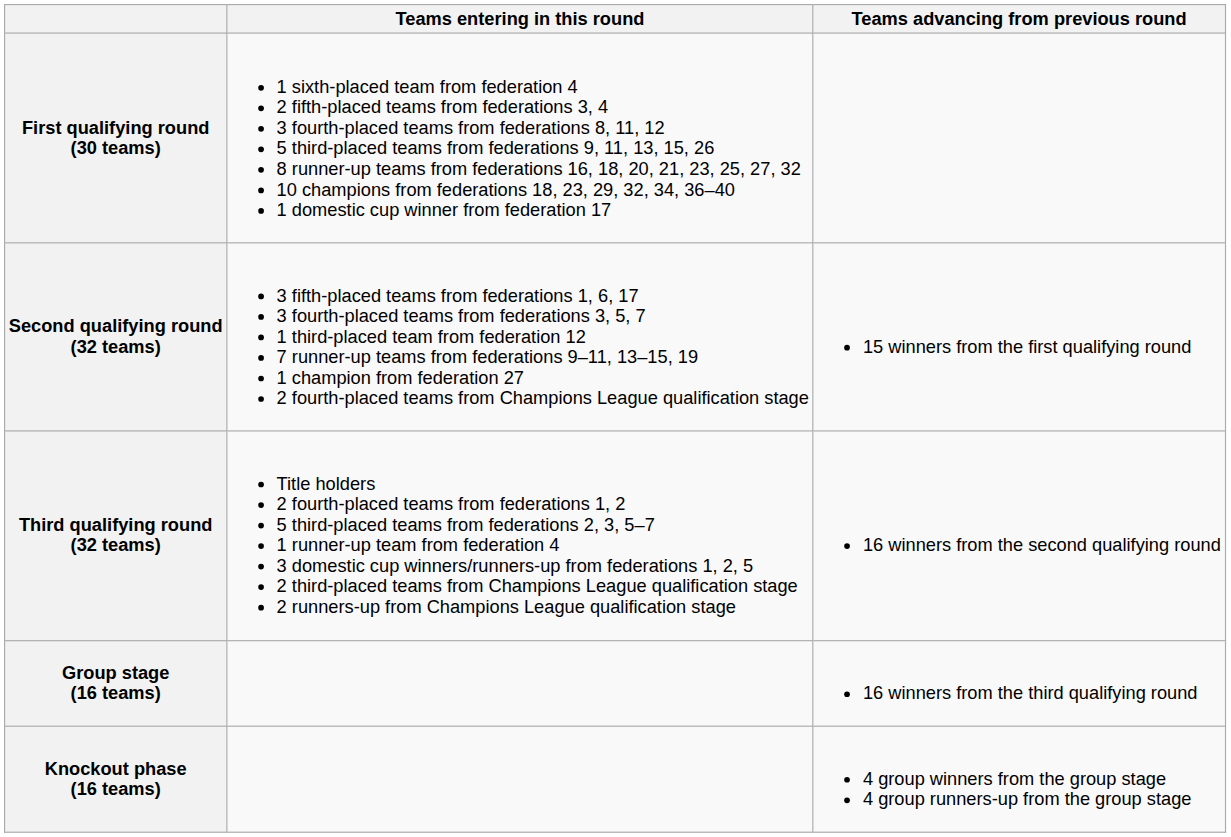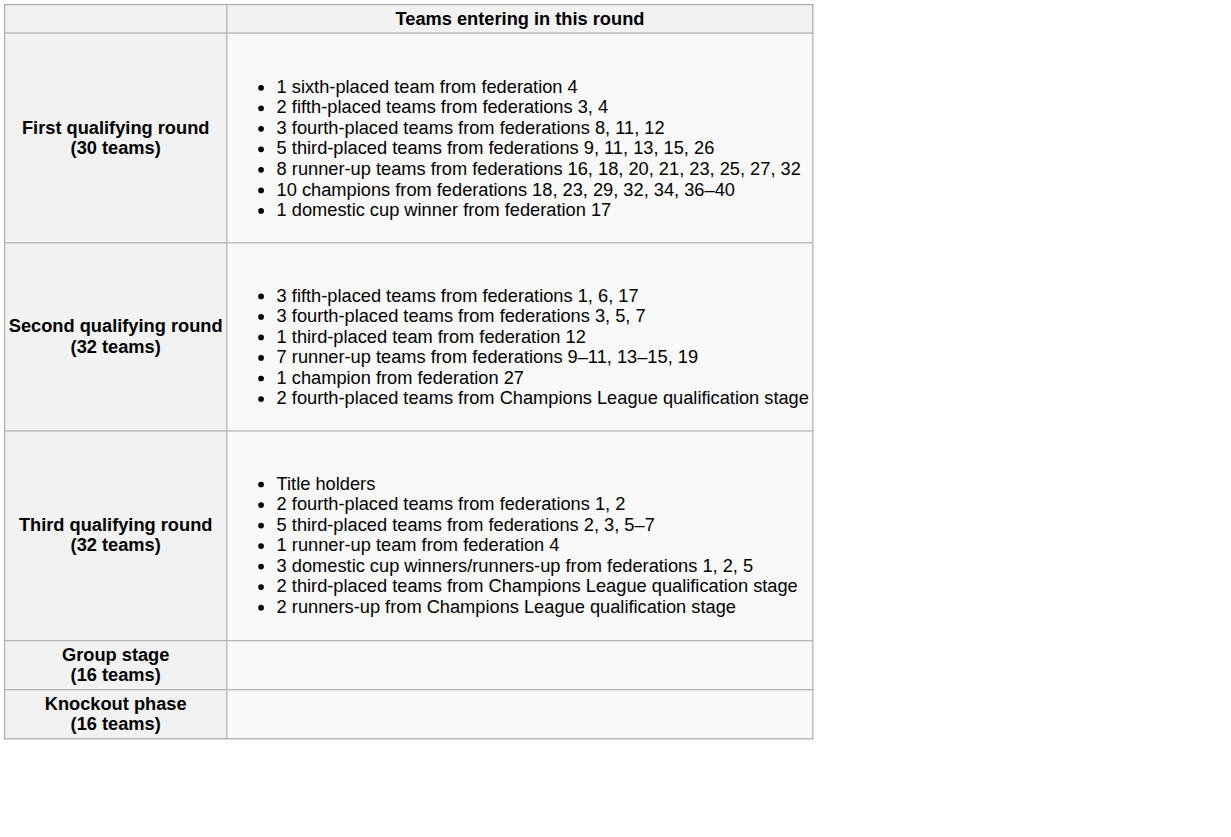- column: (1019, 18)
